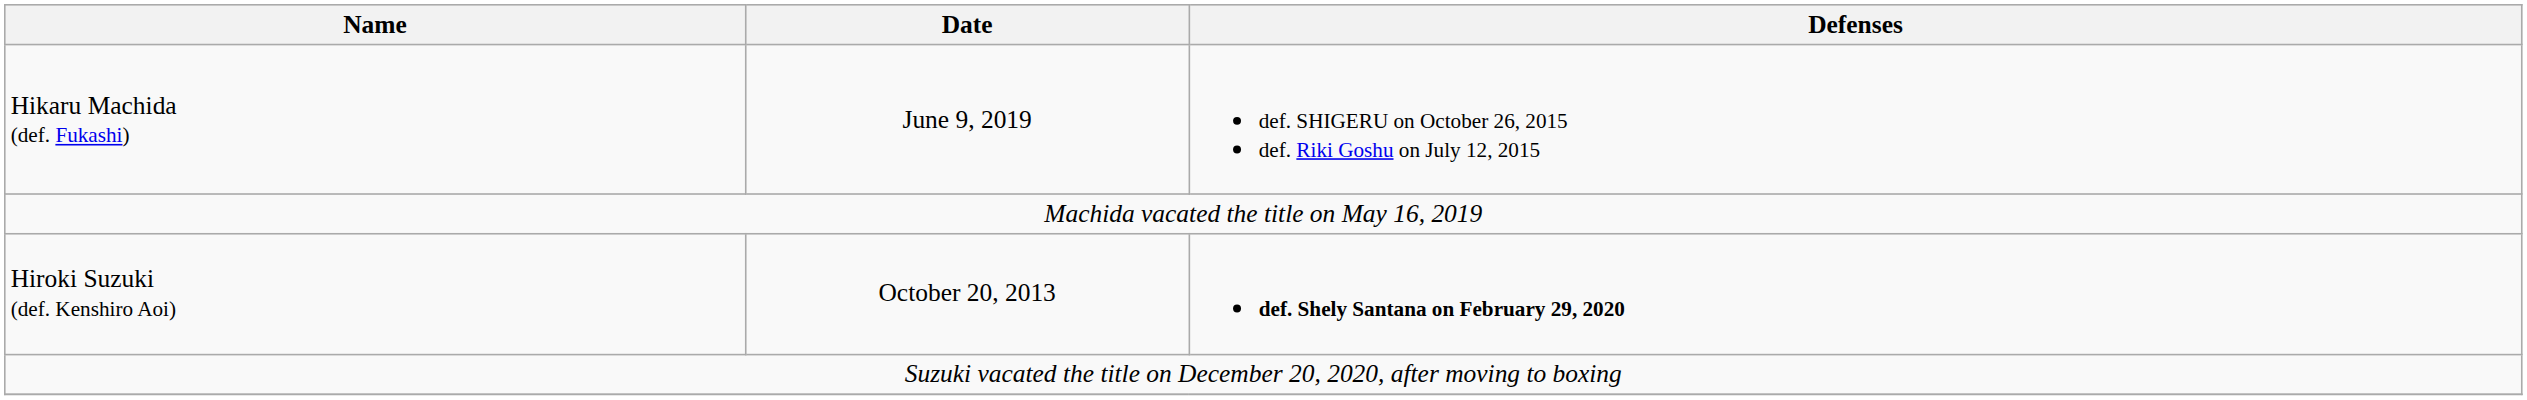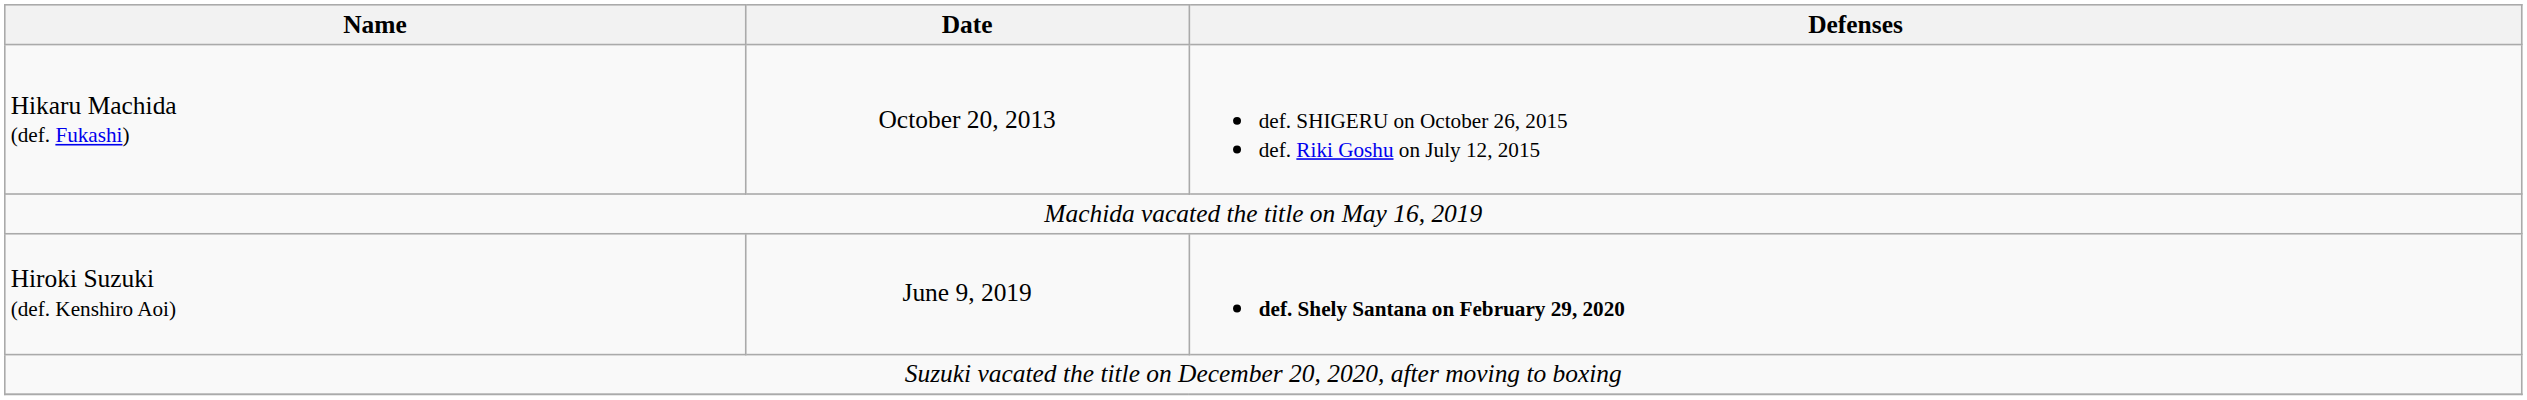(967, 119) June 9, 2019 -> (967, 119) October 20, 2013
(967, 293) October 20, 2013 -> (967, 293) June 9, 2019
